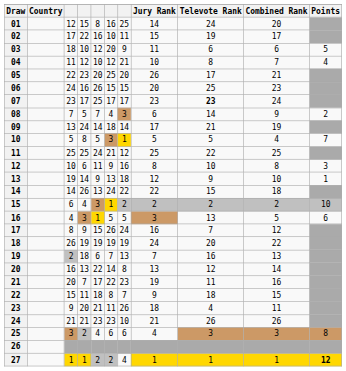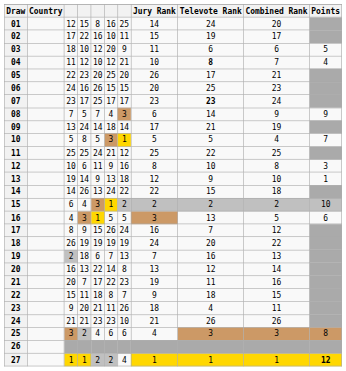(211, 62) normal -> (211, 62) bold
(326, 114) 2 -> (326, 114) 9
